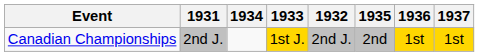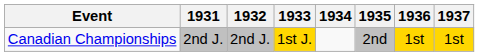columns swapped: (332, 16) <-> (246, 16)
